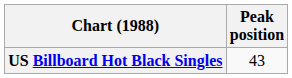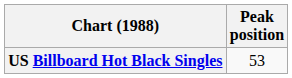(257, 60) 43 -> (257, 60) 53
